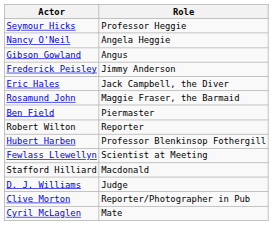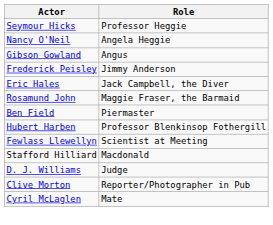- row: (41, 127)
